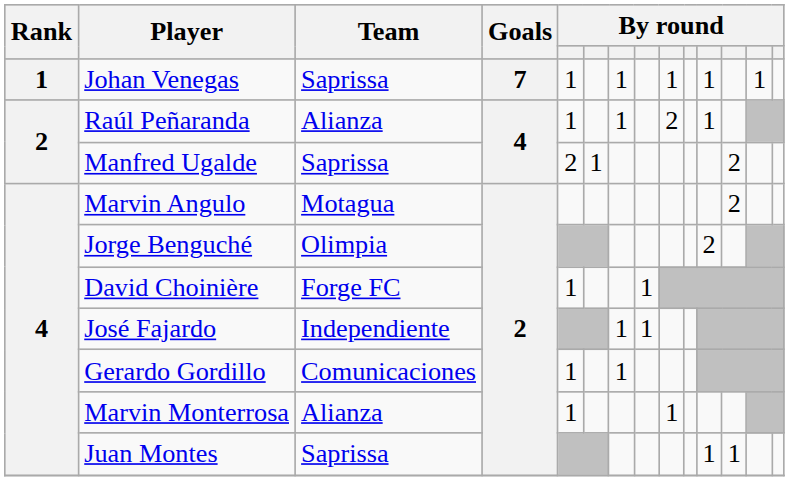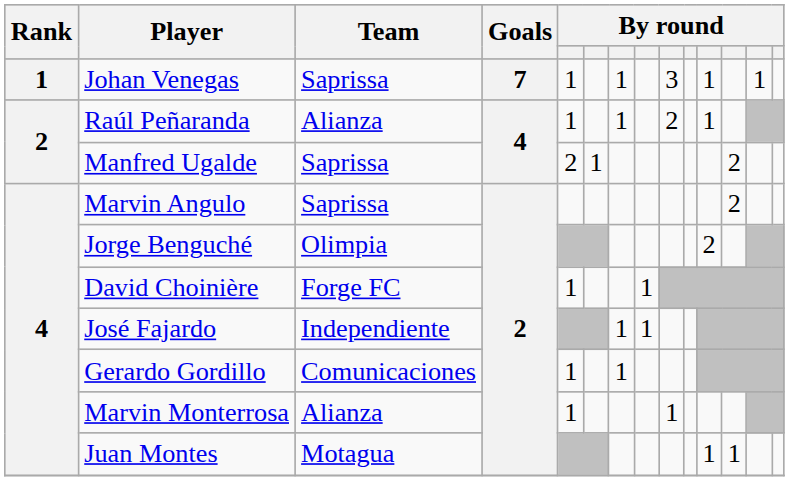(672, 79) 1 -> (672, 79) 3
(348, 203) Motagua -> (345, 203) Saprissa
(345, 453) Saprissa -> (348, 453) Motagua
